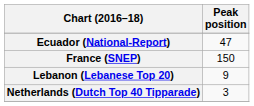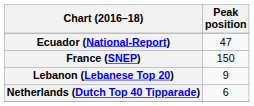(226, 93) 3 -> (226, 93) 6
